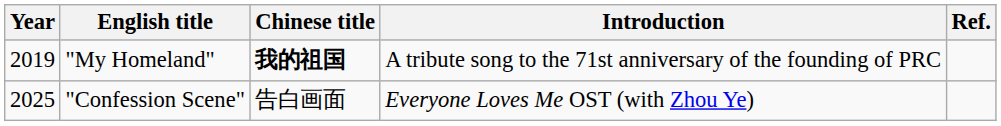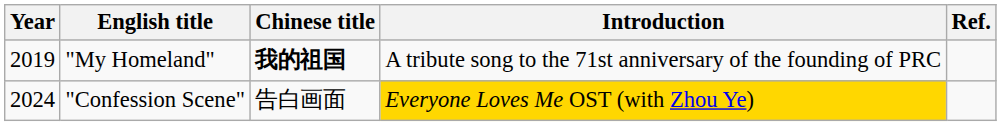(32, 100) 2025 -> (32, 100) 2024
(570, 100) no background -> (570, 100) gold background
